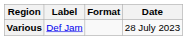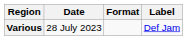columns swapped: (152, 12) <-> (64, 12)
